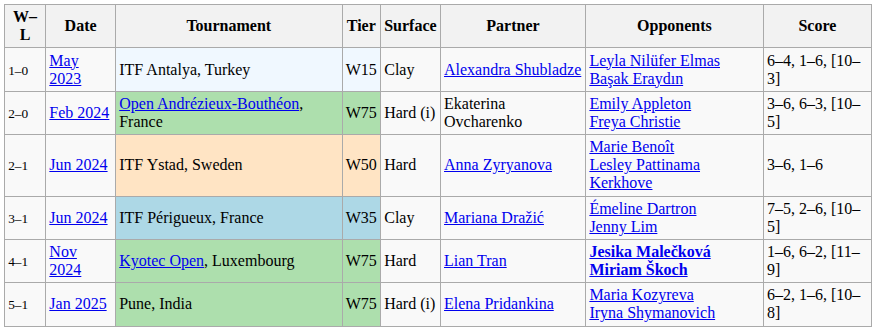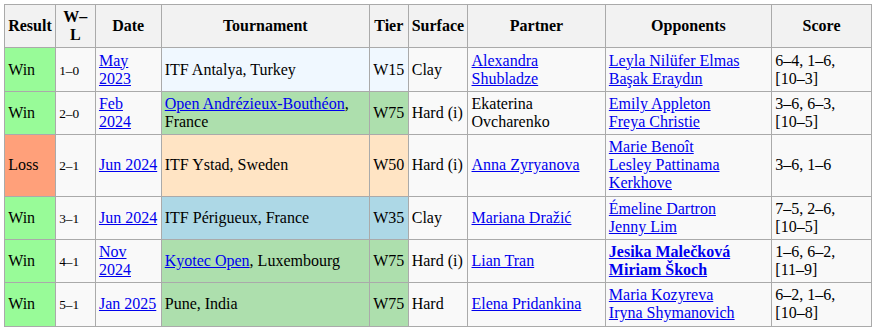+ column: (30, 26)
(400, 165) Hard -> (437, 165) Hard (i)
(400, 261) Hard -> (437, 261) Hard (i)
(410, 304) Hard (i) -> (428, 304) Hard
